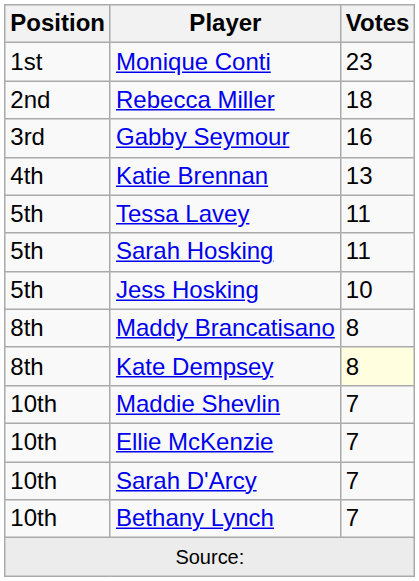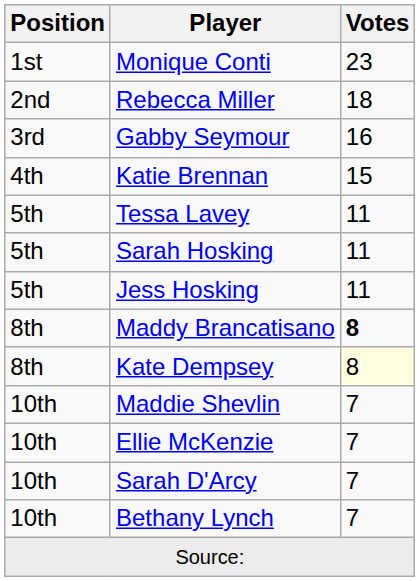(359, 175) 13 -> (359, 175) 15
(359, 289) 10 -> (358, 289) 11
(353, 328) normal -> (353, 328) bold
